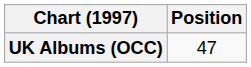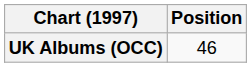(207, 47) 47 -> (207, 47) 46
